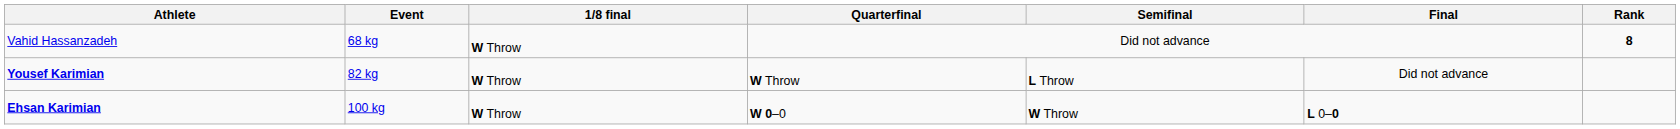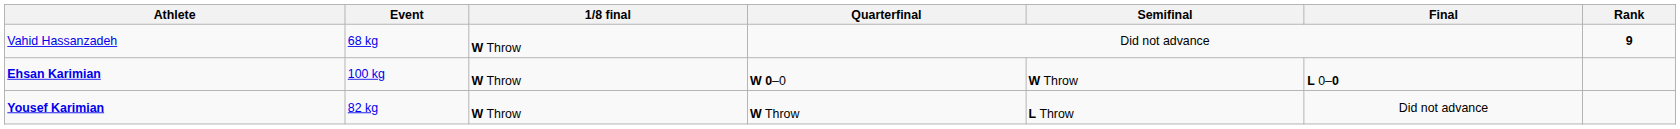(1629, 41) 8 -> (1629, 41) 9
rows swapped: (56, 74) <-> (54, 108)
